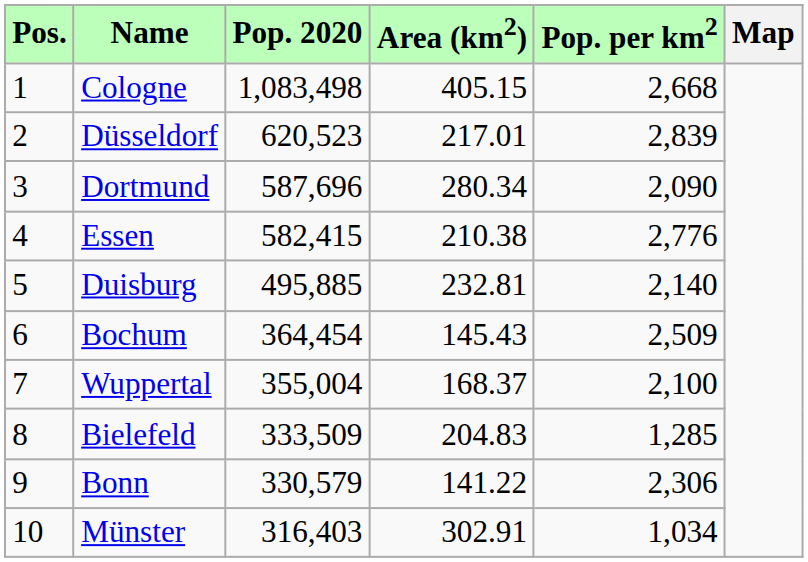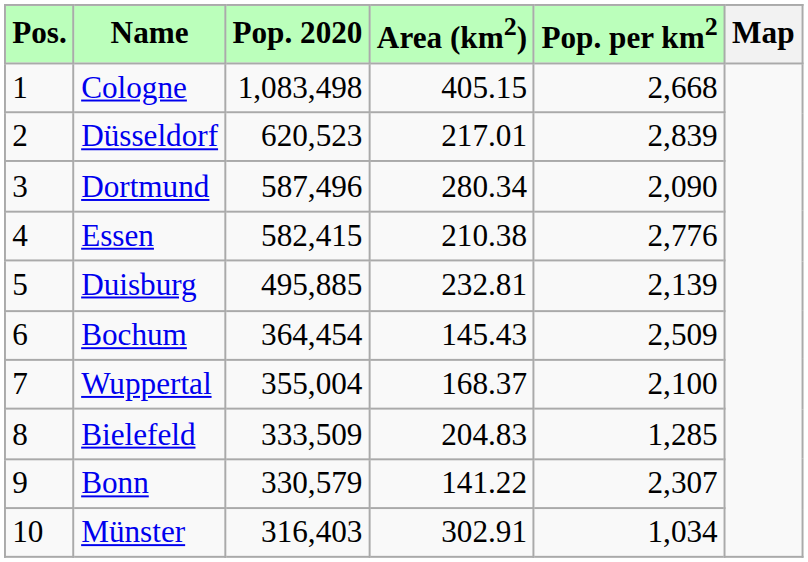(312, 186) 587,696 -> (312, 186) 587,496
(683, 285) 2,140 -> (683, 285) 2,139
(683, 483) 2,306 -> (683, 483) 2,307
